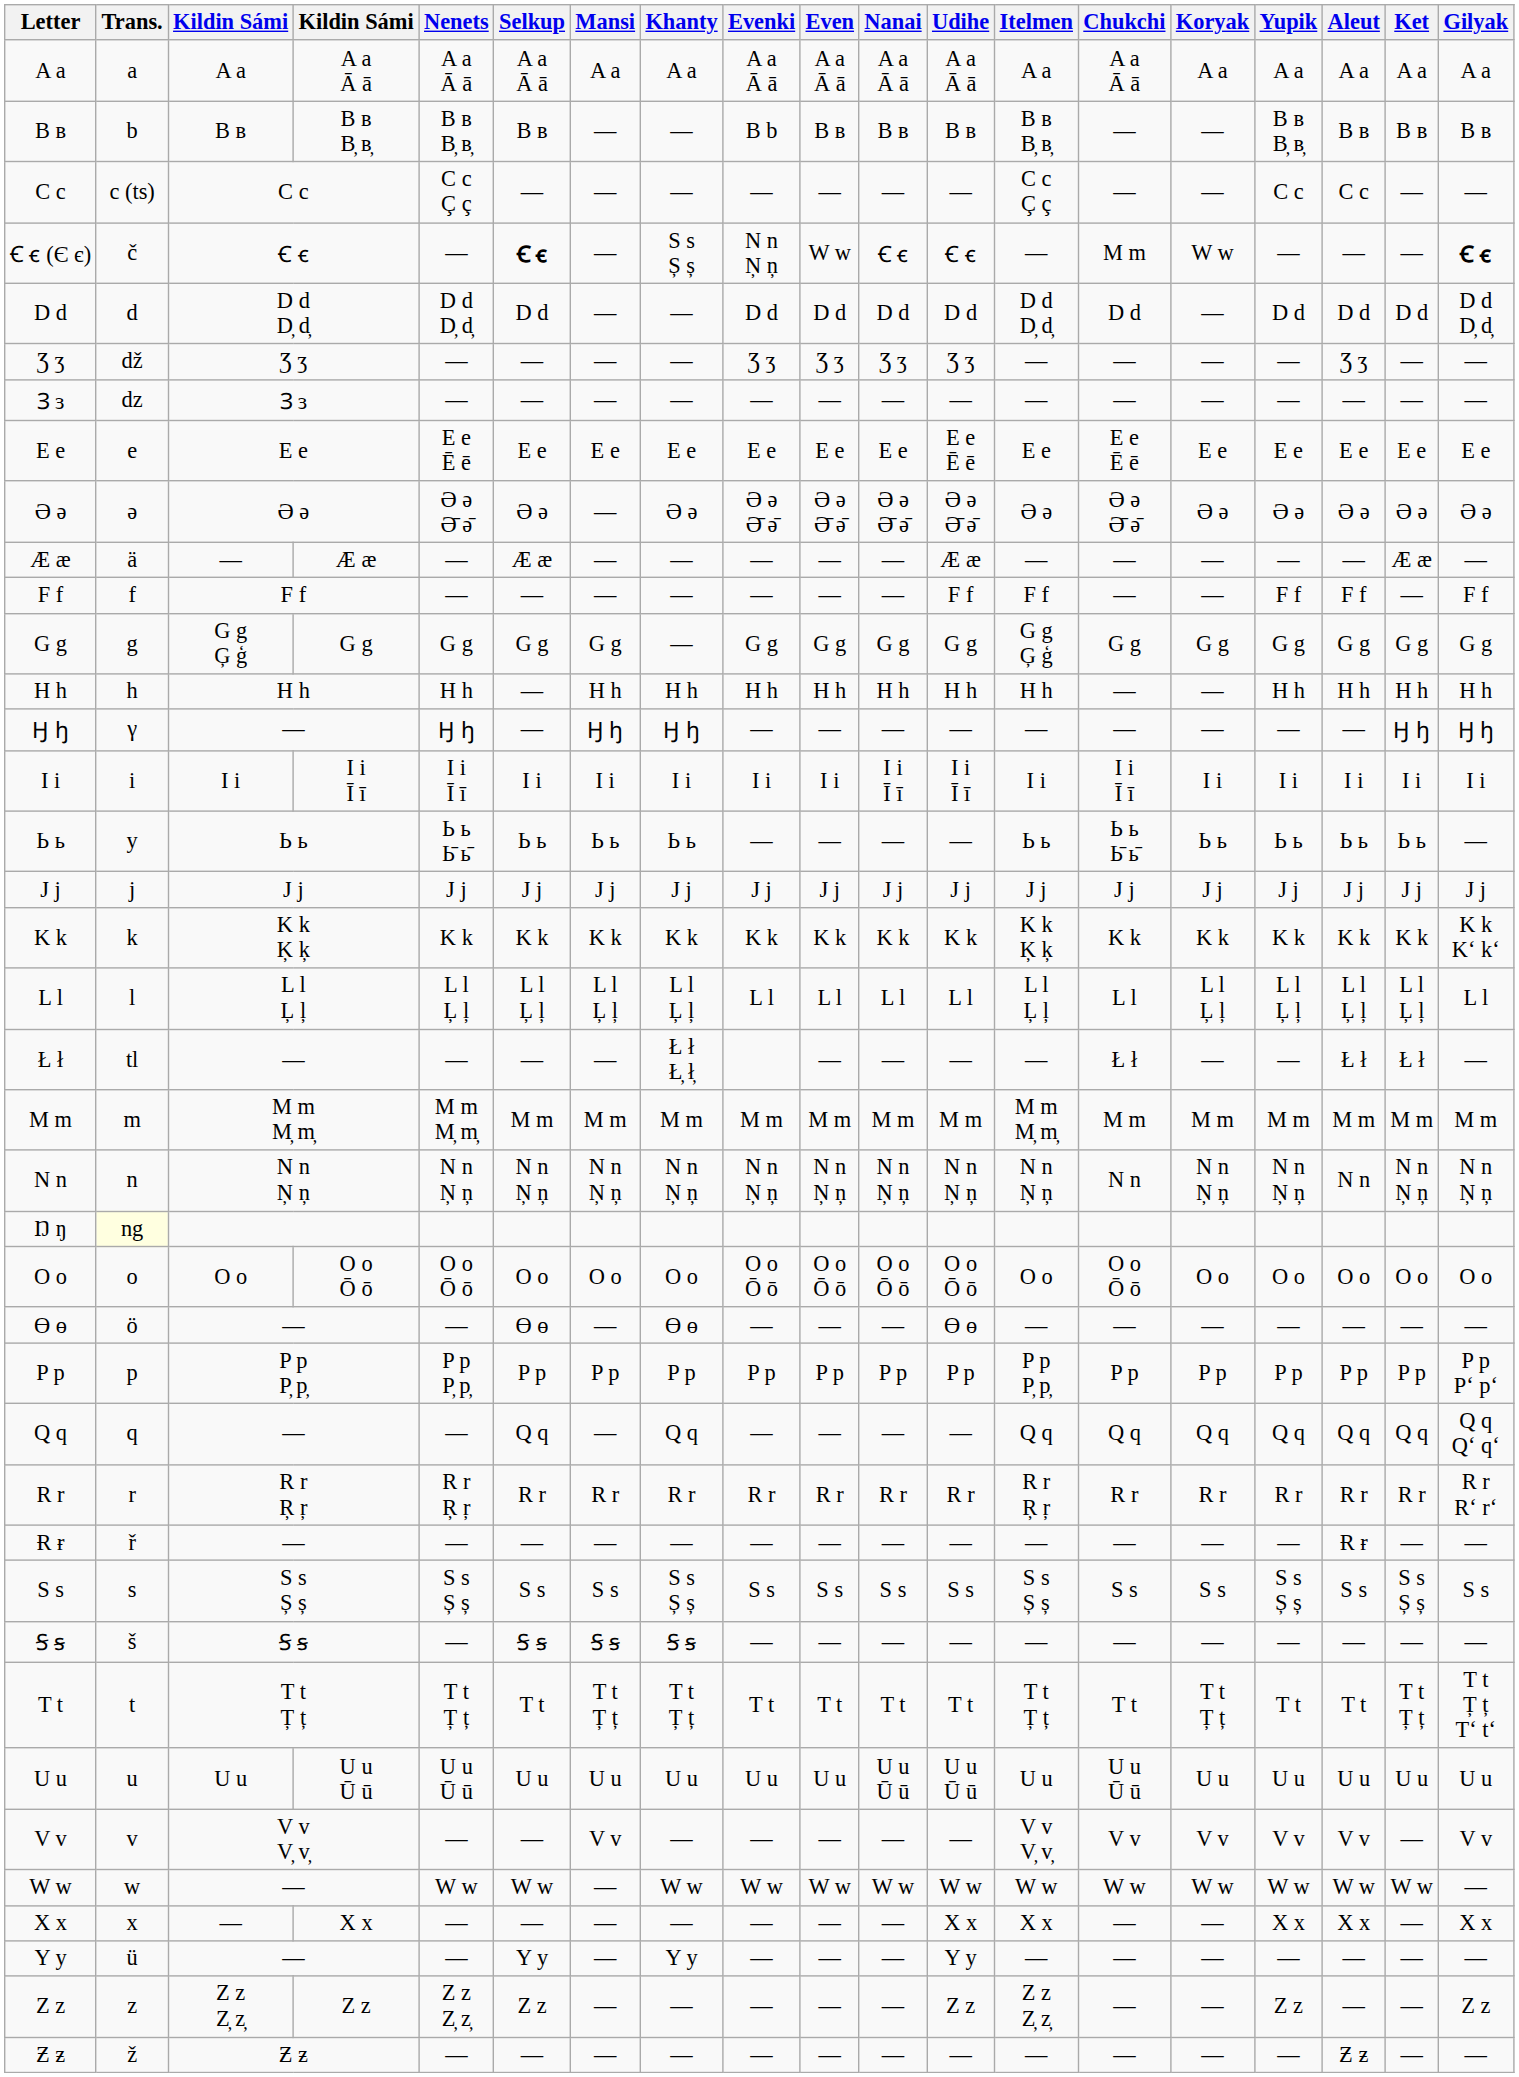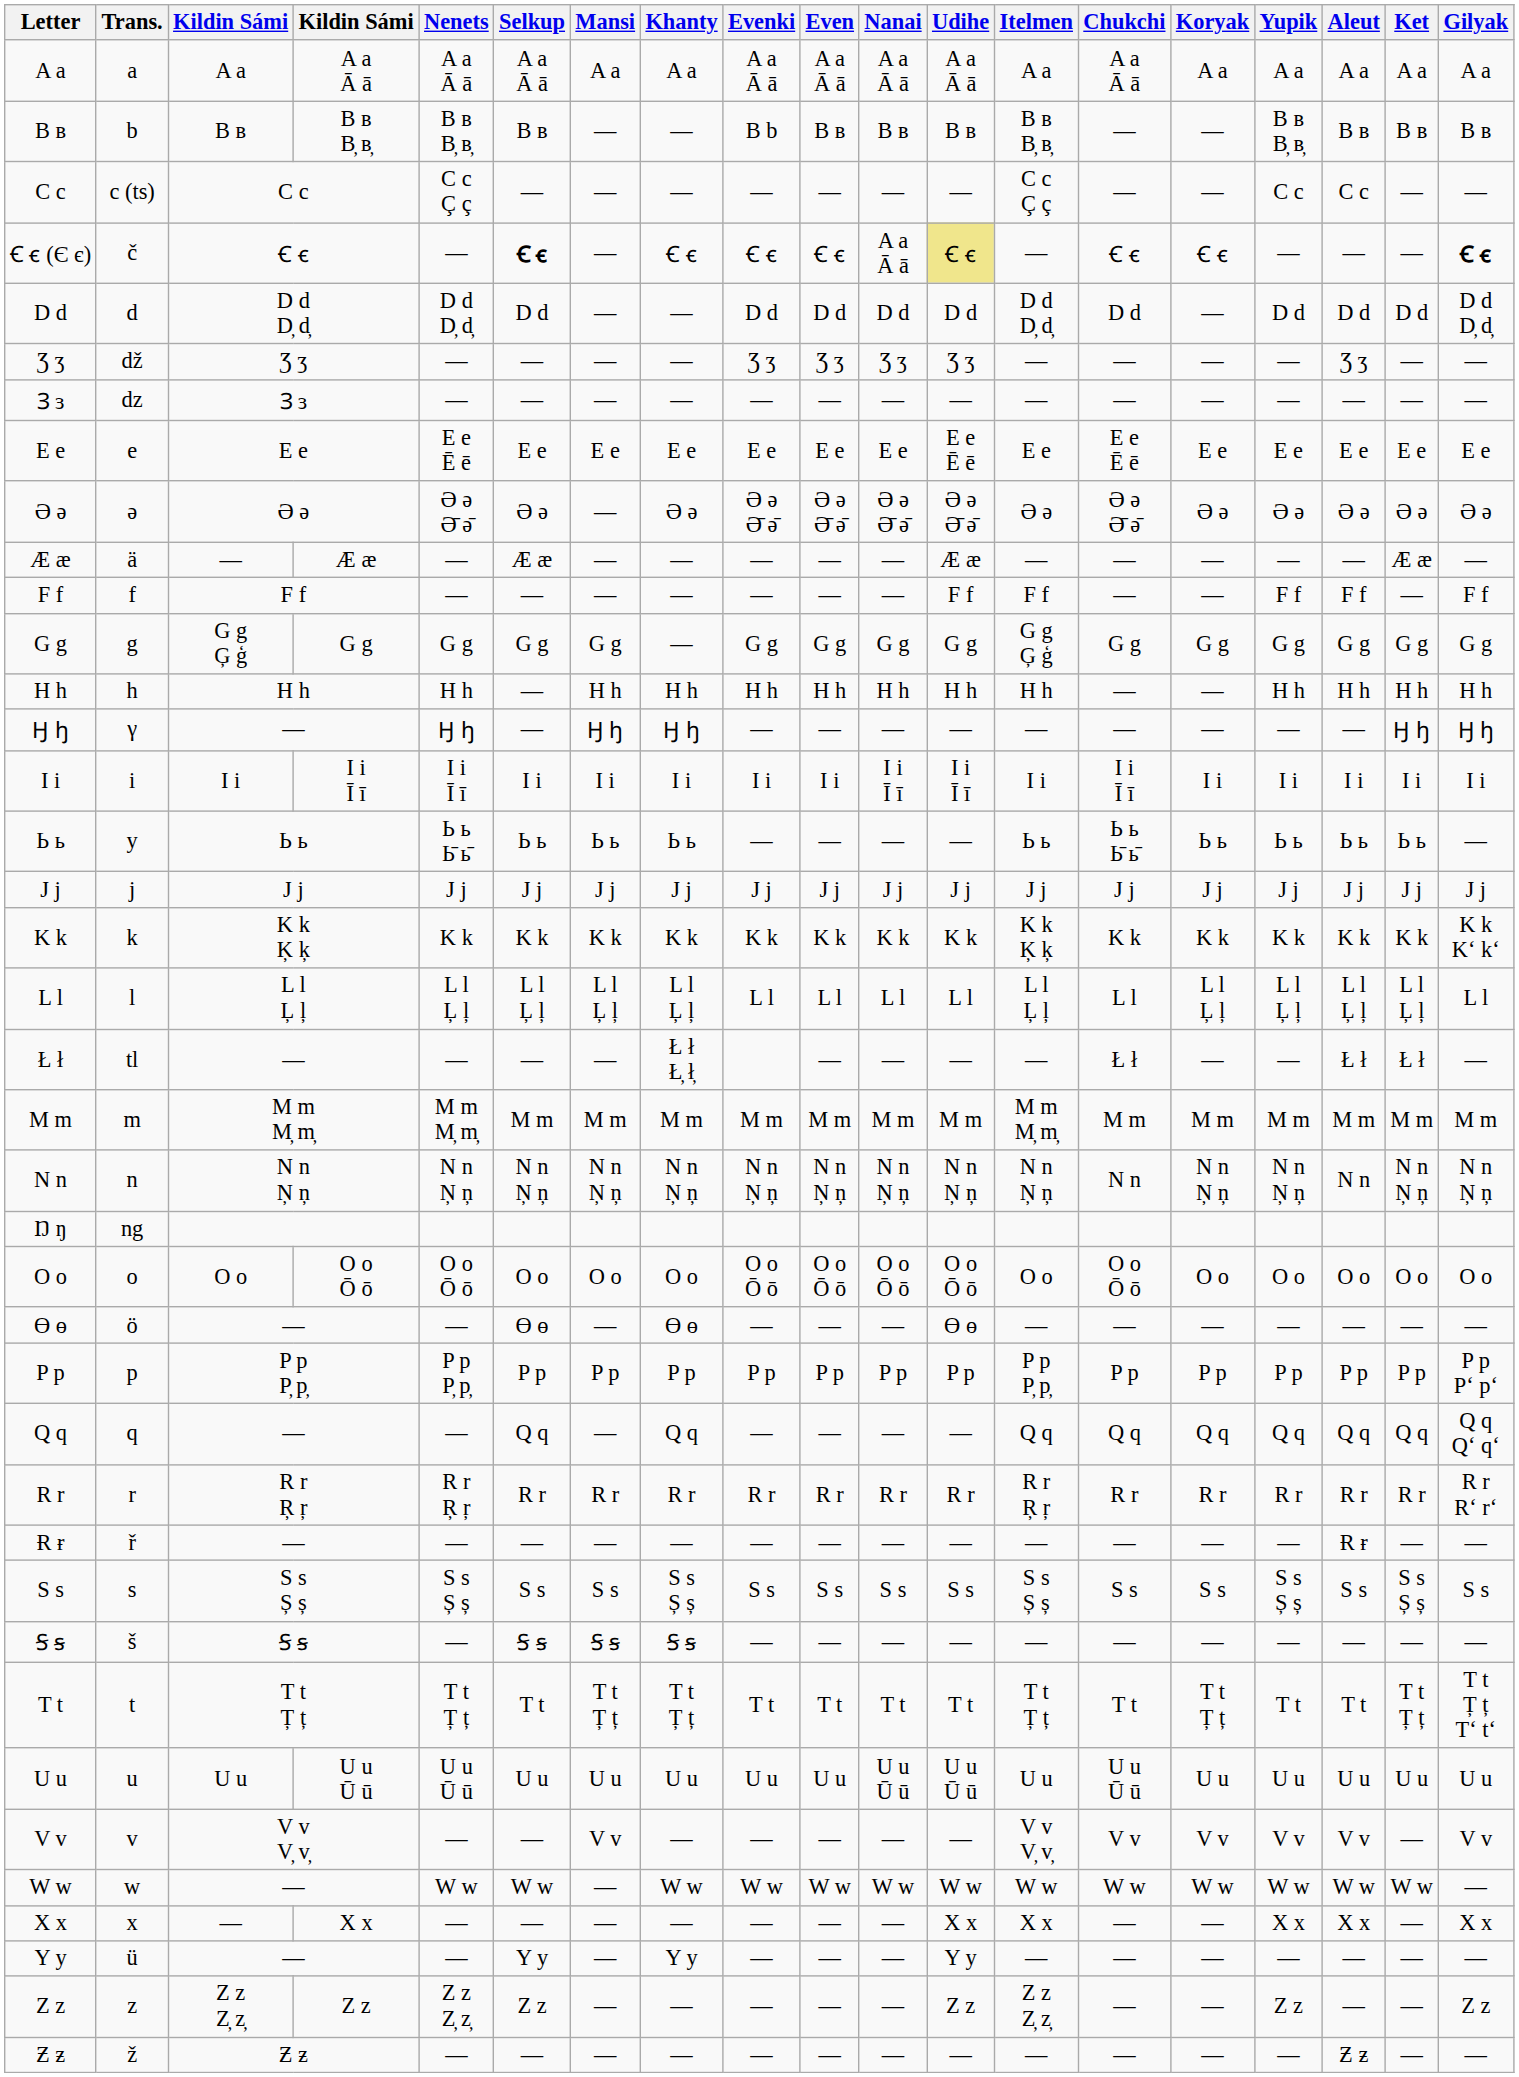(682, 252) S s Ș ș -> (682, 253) Ꞓ ꞓ
(762, 252) N n Ņ ņ -> (762, 253) Ꞓ ꞓ
(830, 252) W w -> (830, 253) Ꞓ ꞓ
(893, 253) Ꞓ ꞓ -> (893, 252) A a Ā ā
(961, 253) no background -> (961, 253) khaki background
(1124, 252) M m -> (1124, 253) Ꞓ ꞓ
(1213, 252) W w -> (1213, 253) Ꞓ ꞓ
(132, 1228) lightyellow background -> (132, 1228) no background
